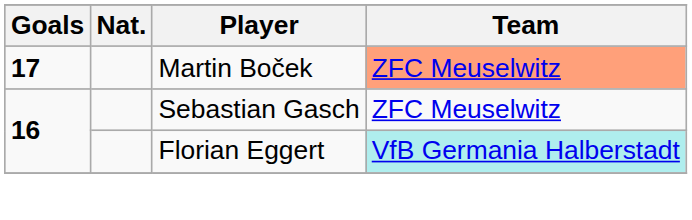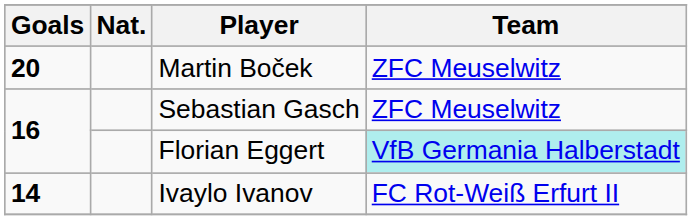(26, 67) 17 -> (26, 67) 20
(466, 67) lightsalmon background -> (466, 67) no background
+ row: (236, 192)
